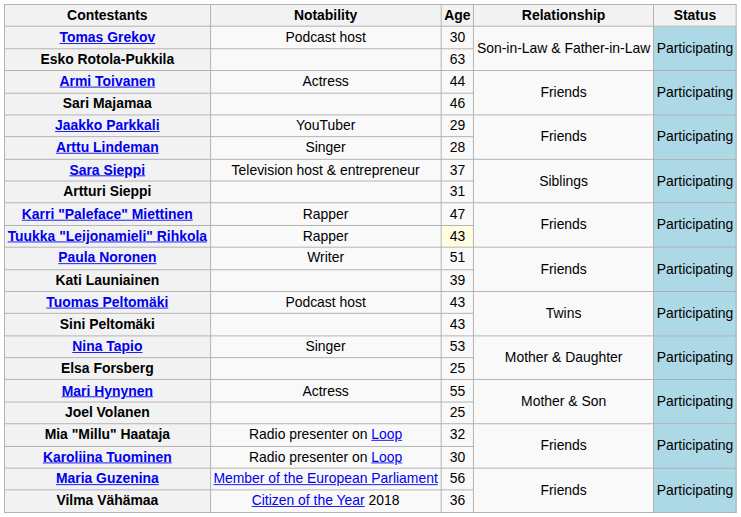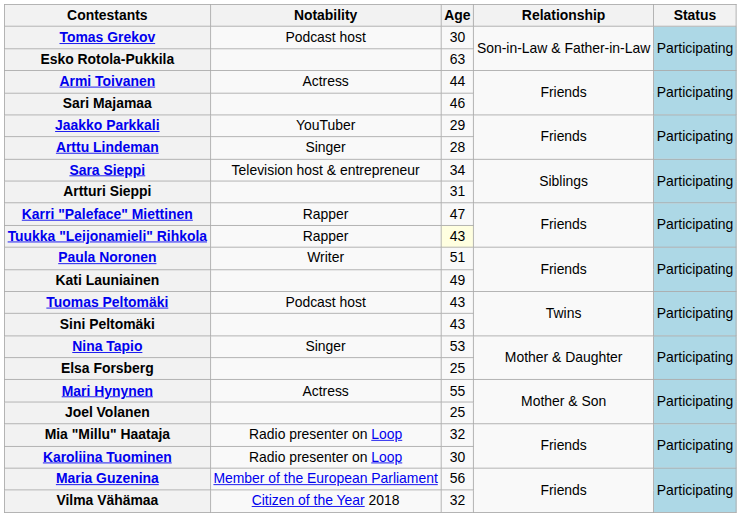(457, 170) 37 -> (457, 170) 34
(457, 280) 39 -> (457, 280) 49
(457, 501) 36 -> (457, 501) 32
